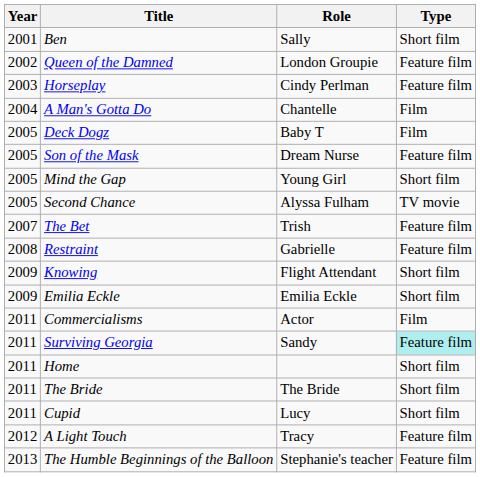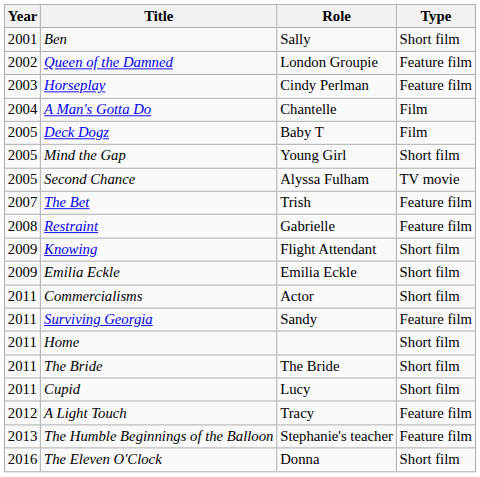- row: (91, 156)
(414, 319) Film -> (430, 296) Short film
(436, 343) paleturquoise background -> (436, 319) no background
+ row: (103, 459)
